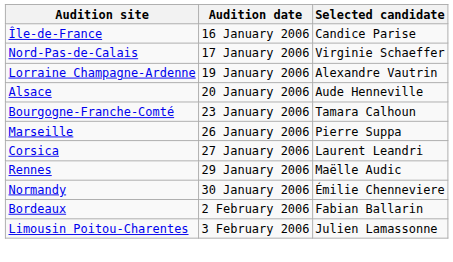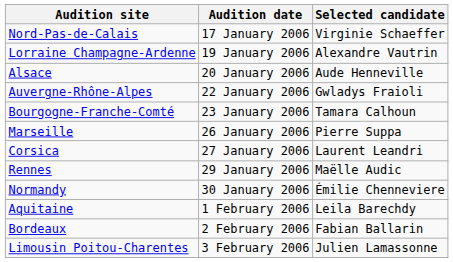- row: (55, 34)
+ row: (81, 92)
+ row: (41, 209)
